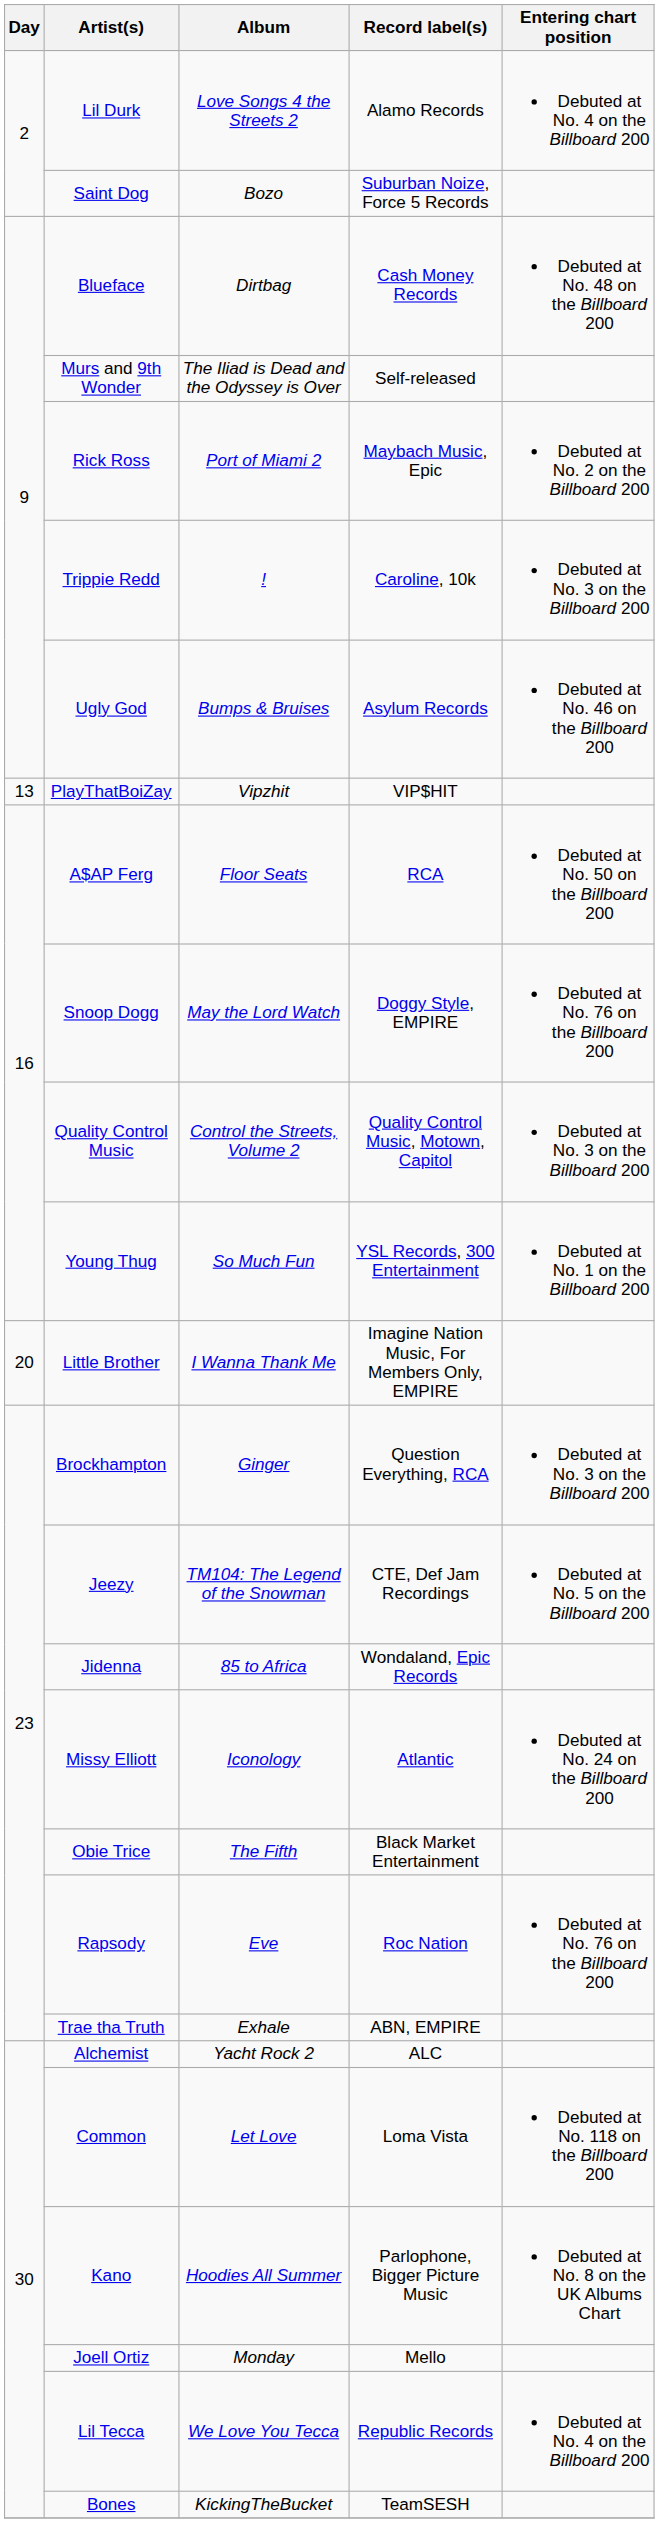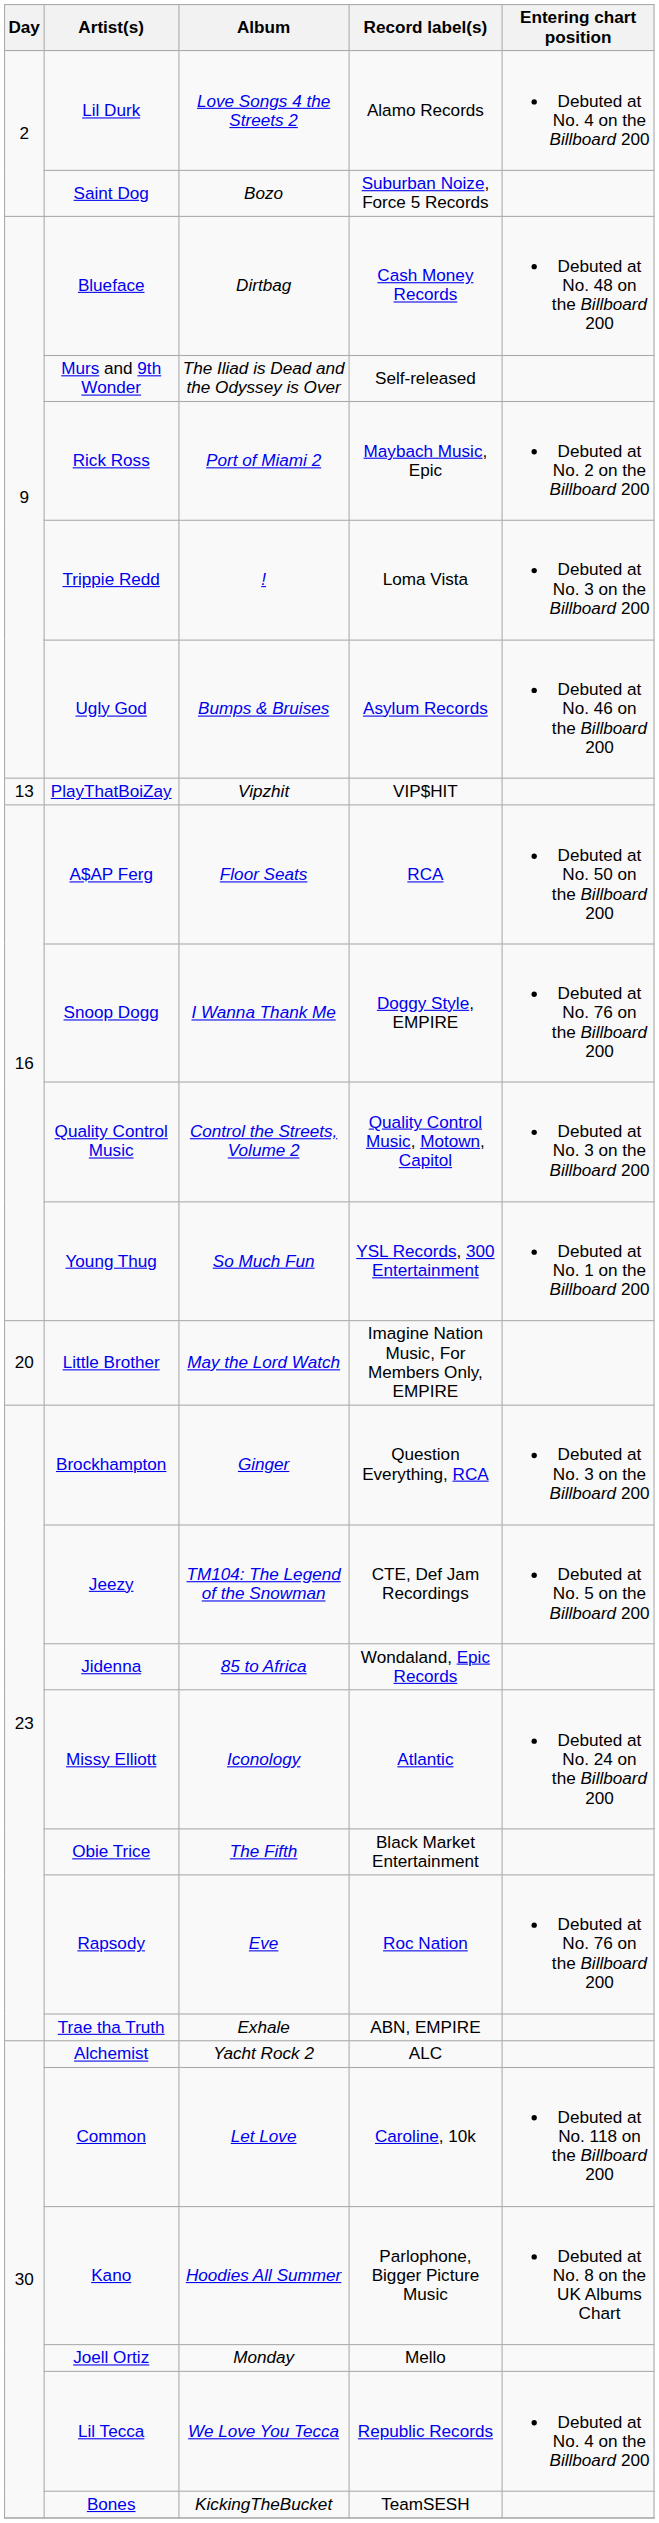(425, 580) Caroline, 10k -> (425, 580) Loma Vista
(264, 1012) May the Lord Watch -> (264, 1012) I Wanna Thank Me
(264, 1362) I Wanna Thank Me -> (264, 1362) May the Lord Watch
(425, 2136) Loma Vista -> (425, 2136) Caroline, 10k
